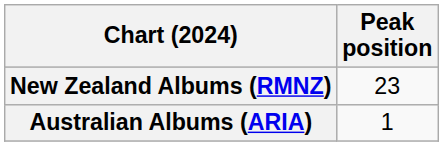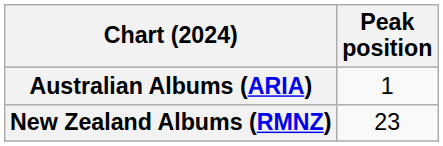rows swapped: (171, 122) <-> (171, 85)
